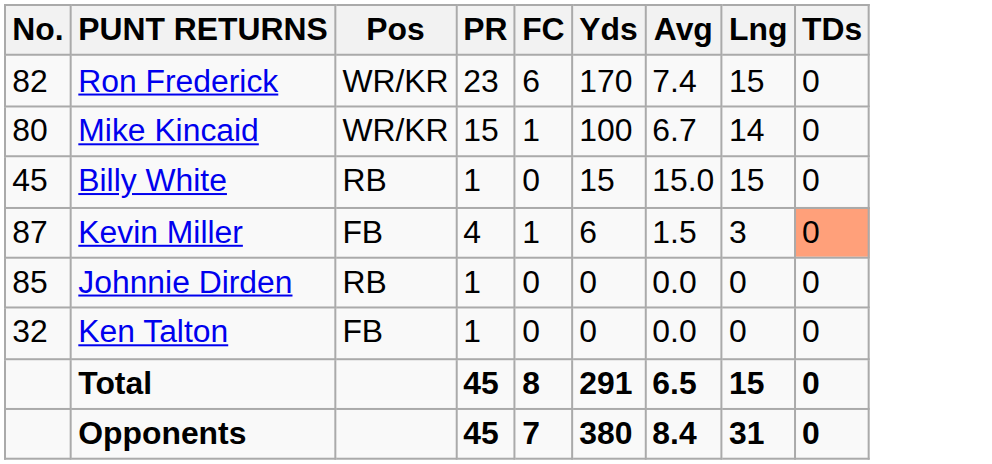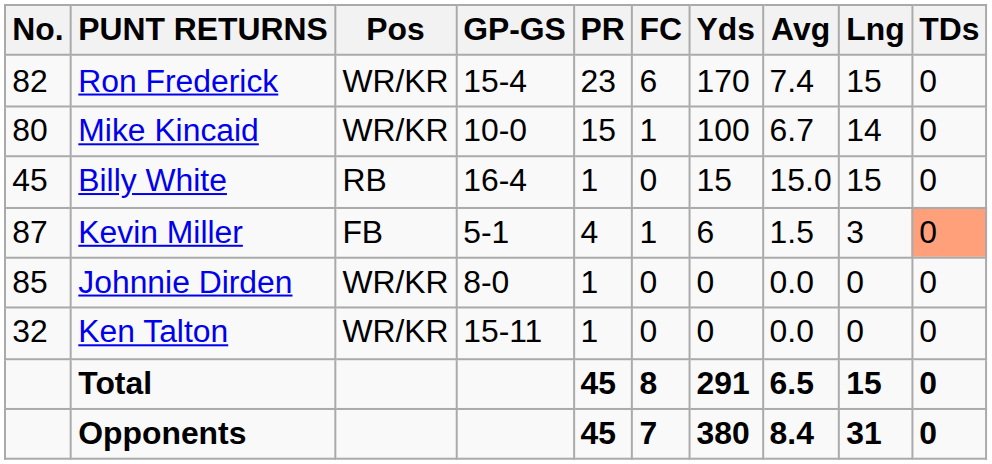+ column: (515, 29)
(365, 282) RB -> (395, 282) WR/KR
(363, 332) FB -> (395, 332) WR/KR
